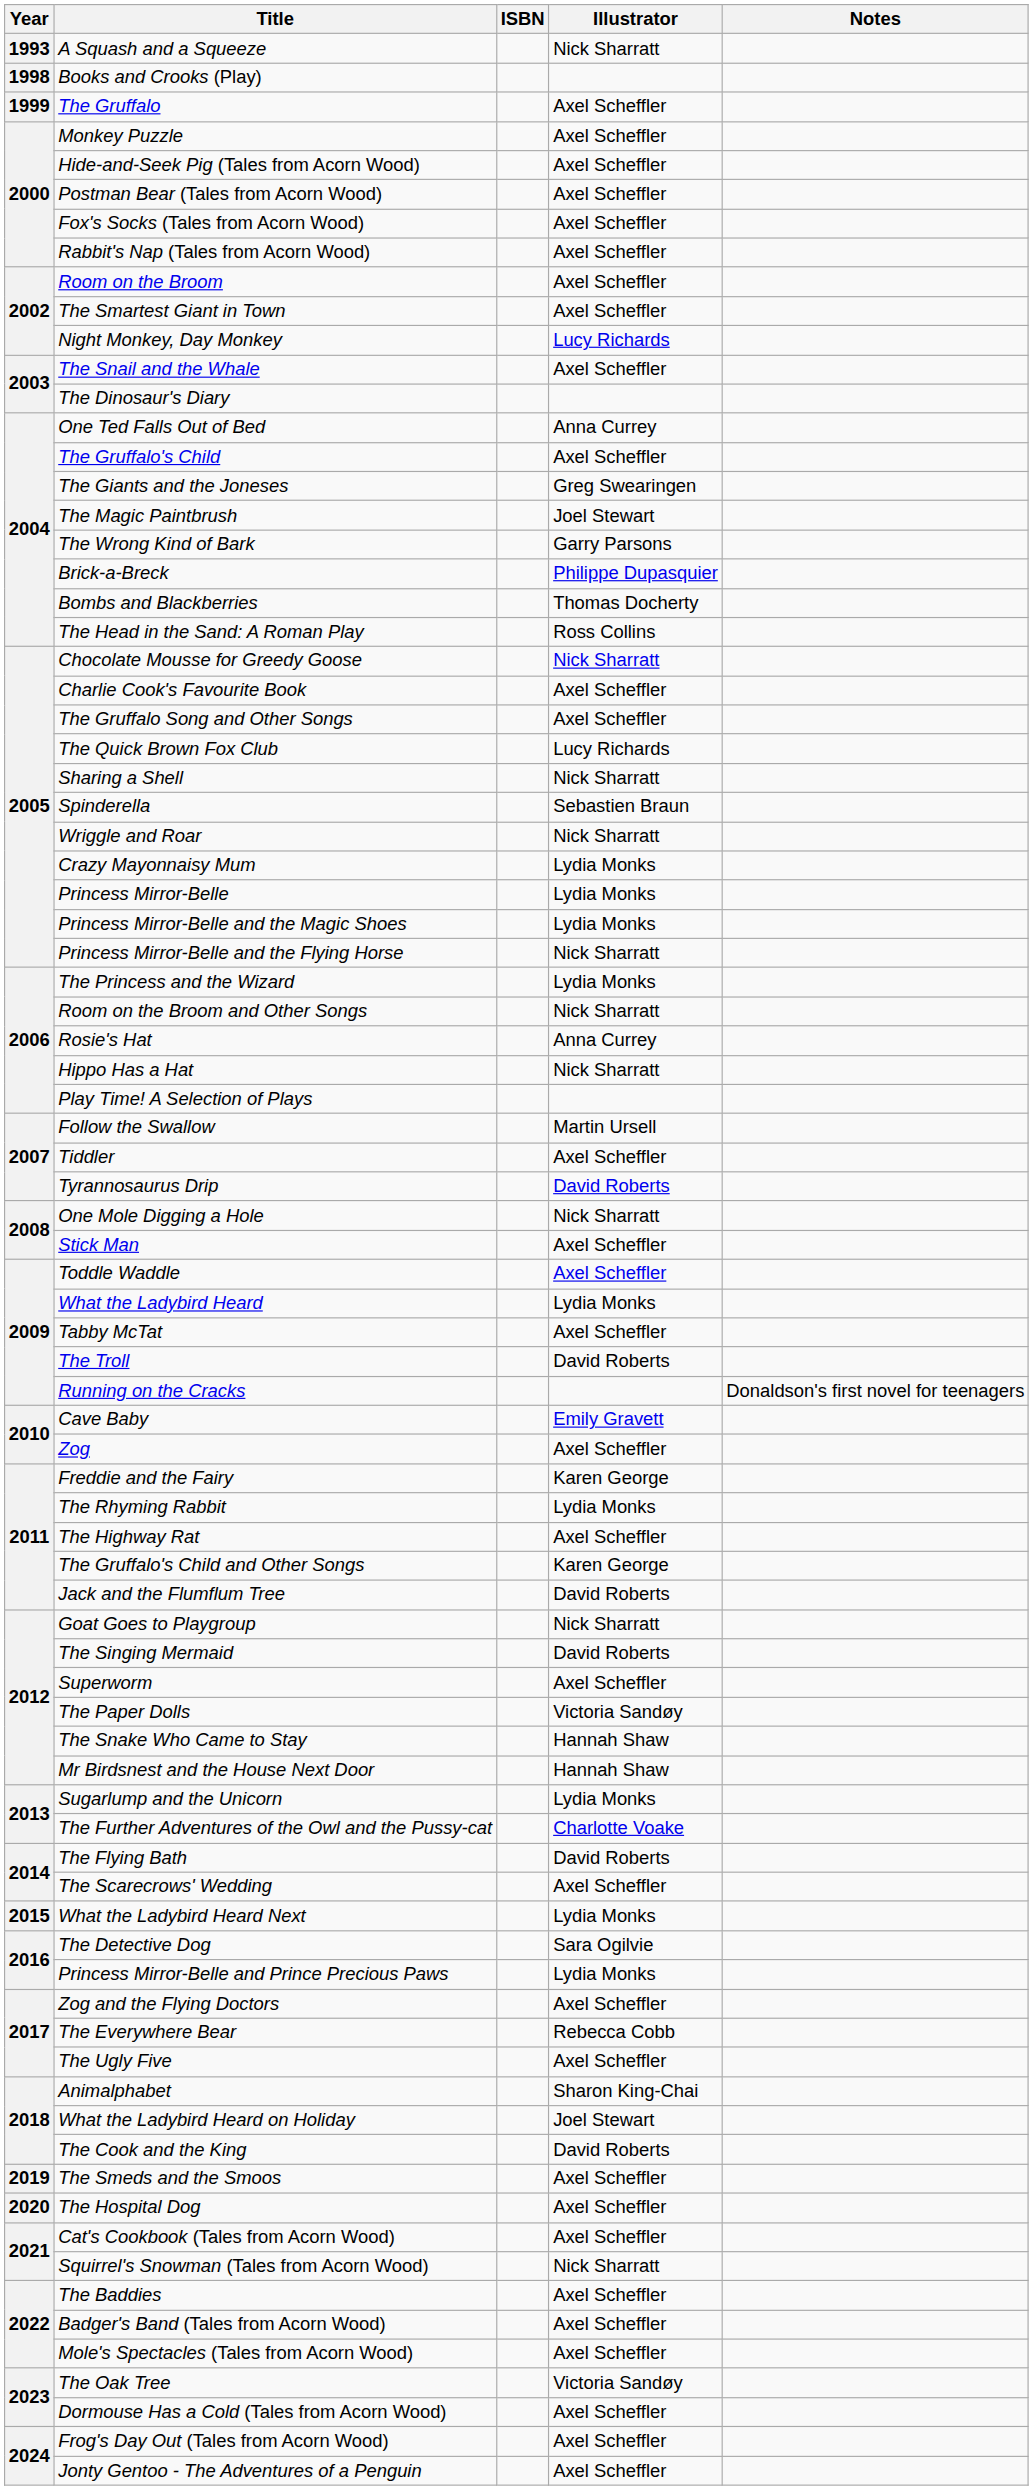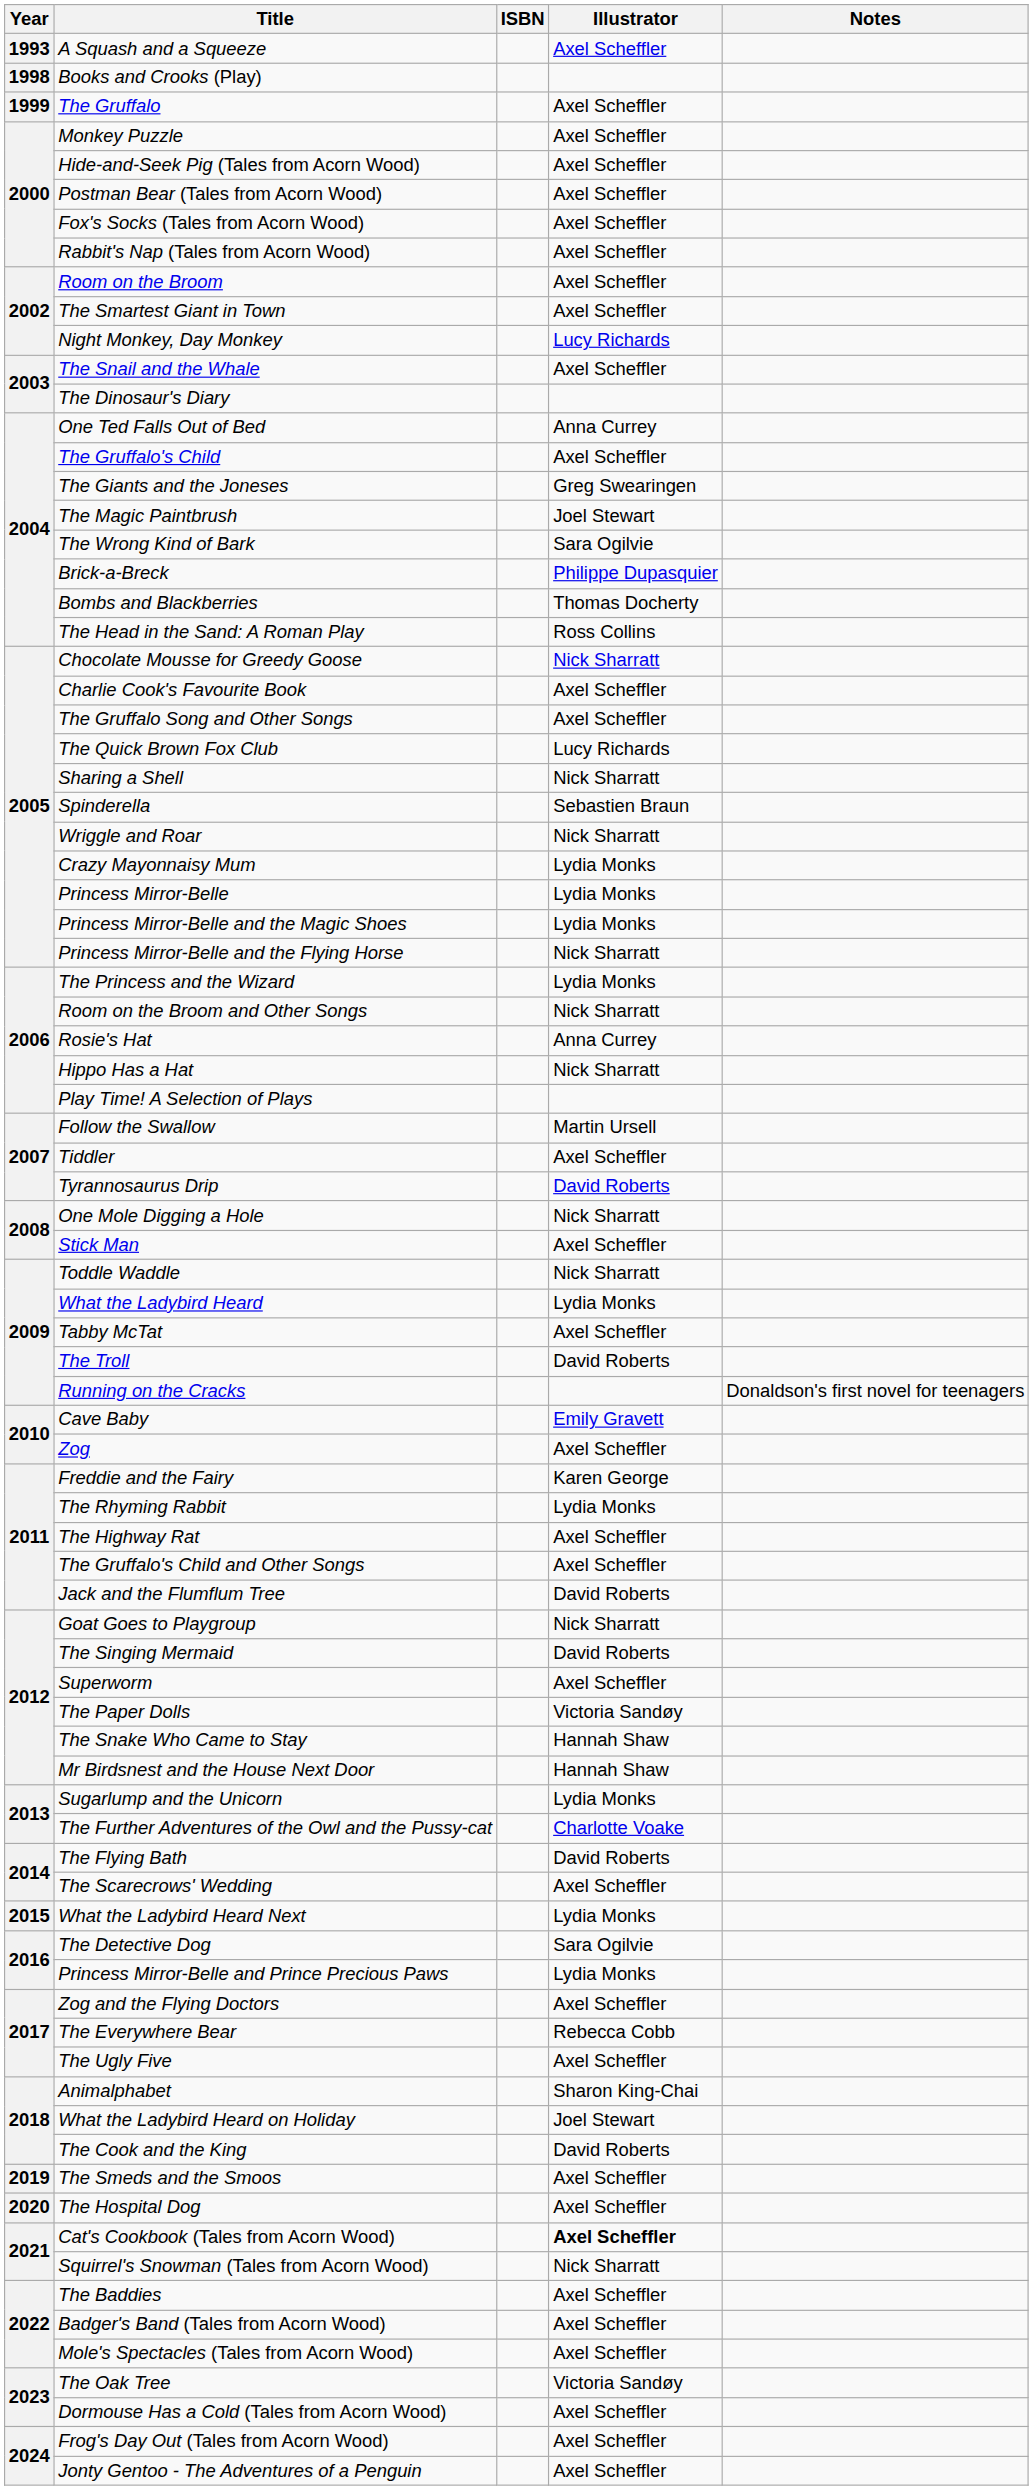(606, 48) Nick Sharratt -> (610, 48) Axel Scheffler
(612, 544) Garry Parsons -> (603, 544) Sara Ogilvie
(610, 1273) Axel Scheffler -> (606, 1273) Nick Sharratt
(611, 1565) Karen George -> (610, 1565) Axel Scheffler
(610, 2236) normal -> (615, 2236) bold
